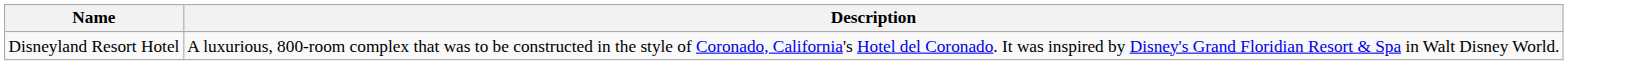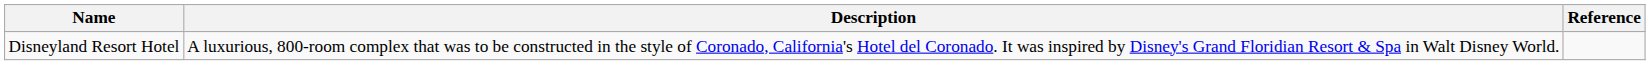+ column: (1604, 18)
